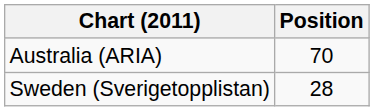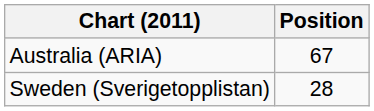(322, 55) 70 -> (322, 55) 67
